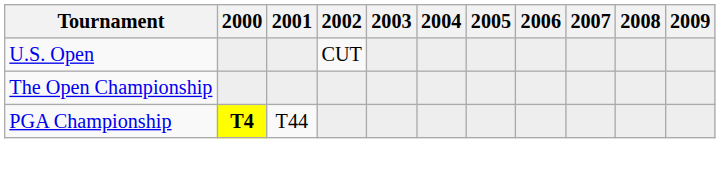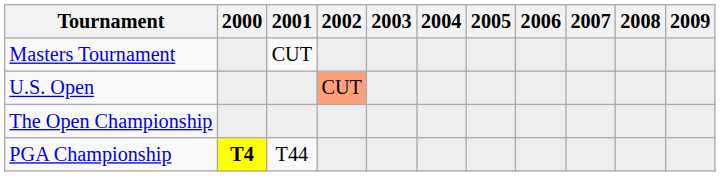+ row: (92, 54)
(342, 54) no background -> (342, 88) lightsalmon background
